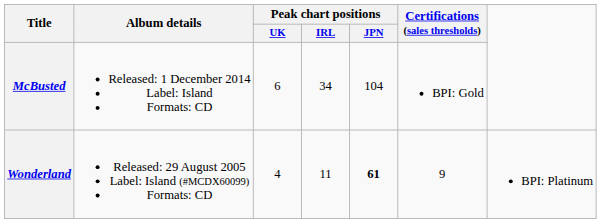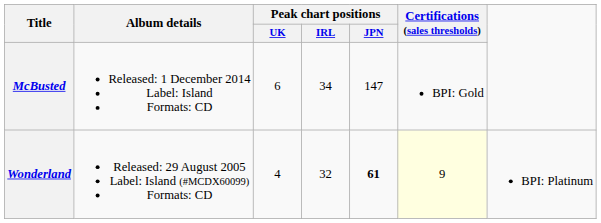(374, 86) 104 -> (374, 86) 147
(326, 174) 11 -> (326, 174) 32
(442, 174) no background -> (442, 174) lightyellow background
